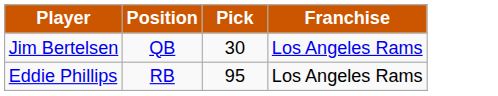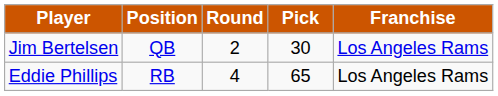+ column: (235, 18)
(235, 76) 95 -> (300, 76) 65
